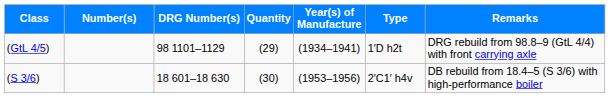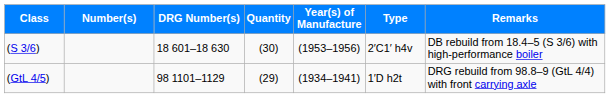rows swapped: (23, 78) <-> (28, 48)
